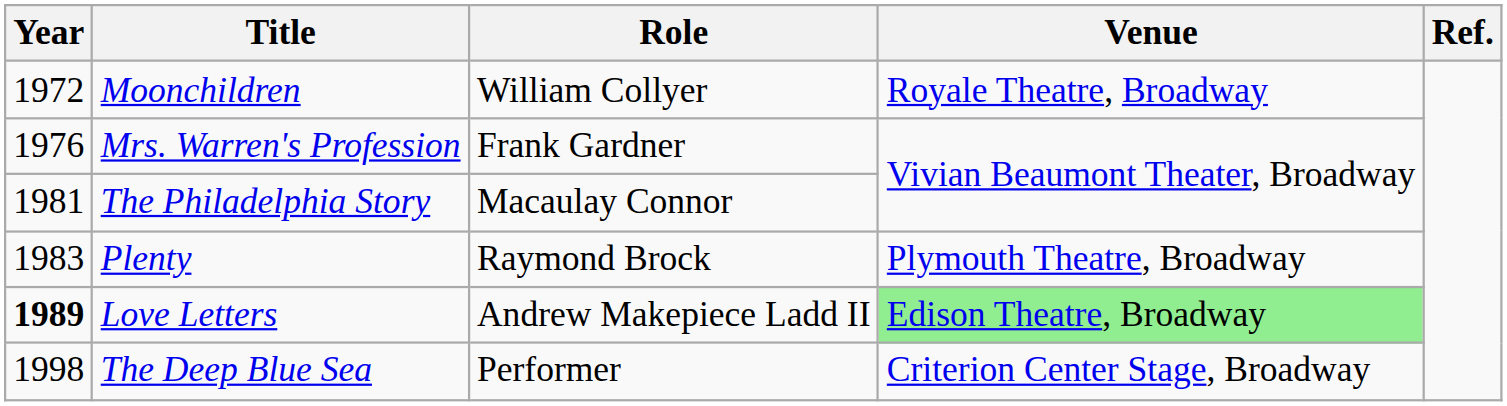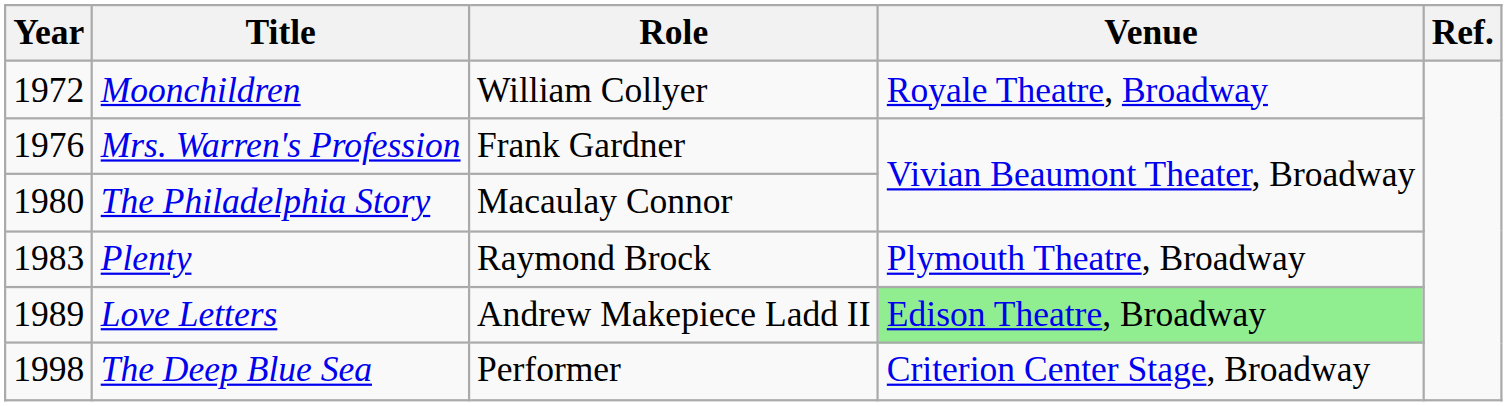(49, 201) 1981 -> (49, 201) 1980
(49, 314) bold -> (49, 314) normal
